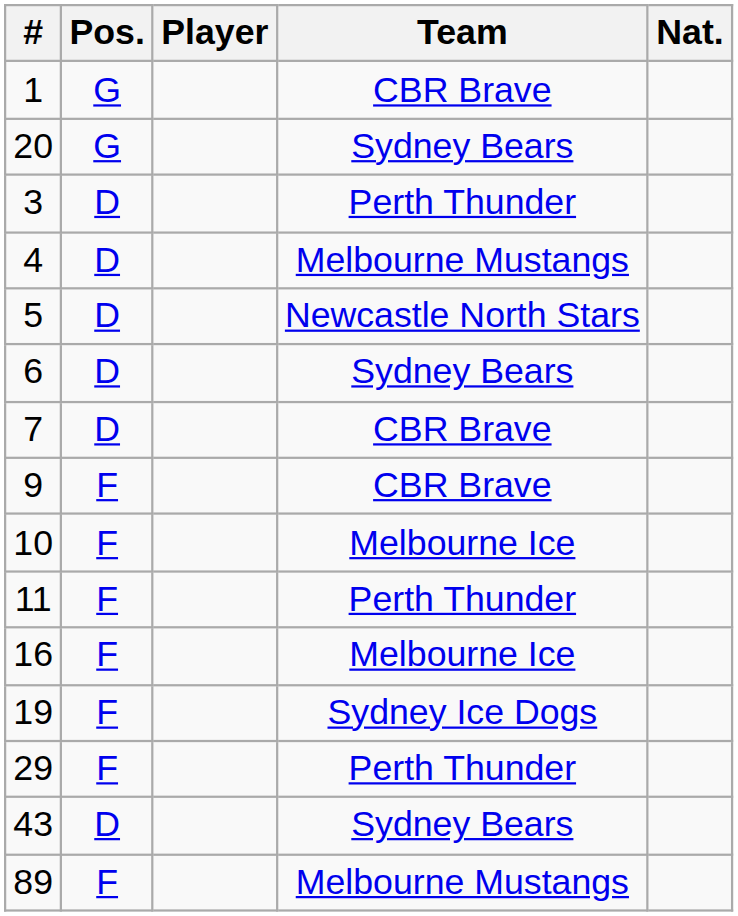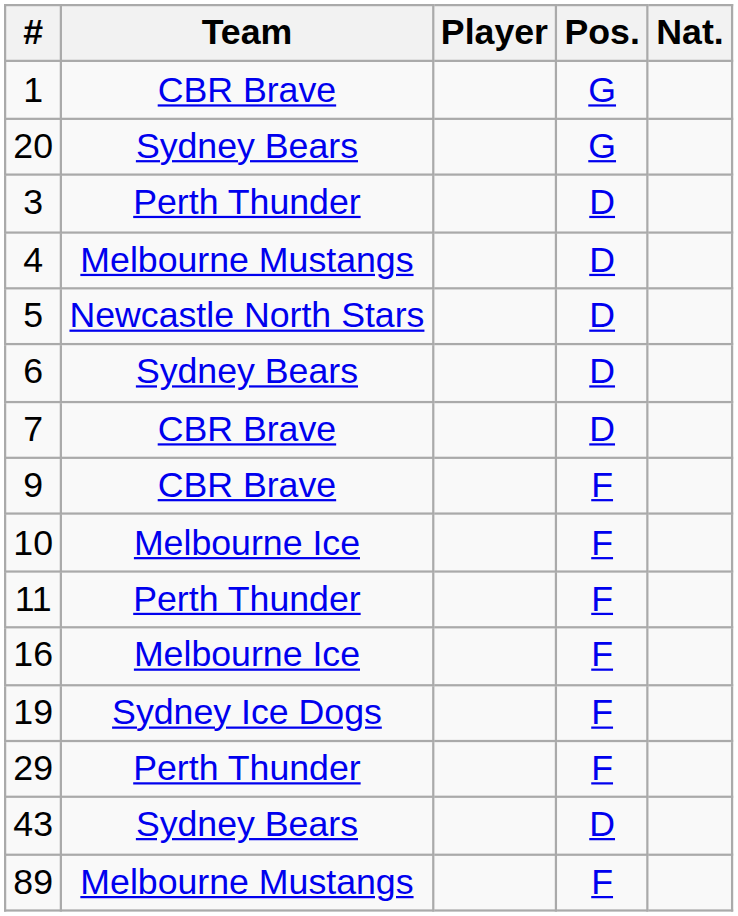columns swapped: (107, 32) <-> (462, 32)
